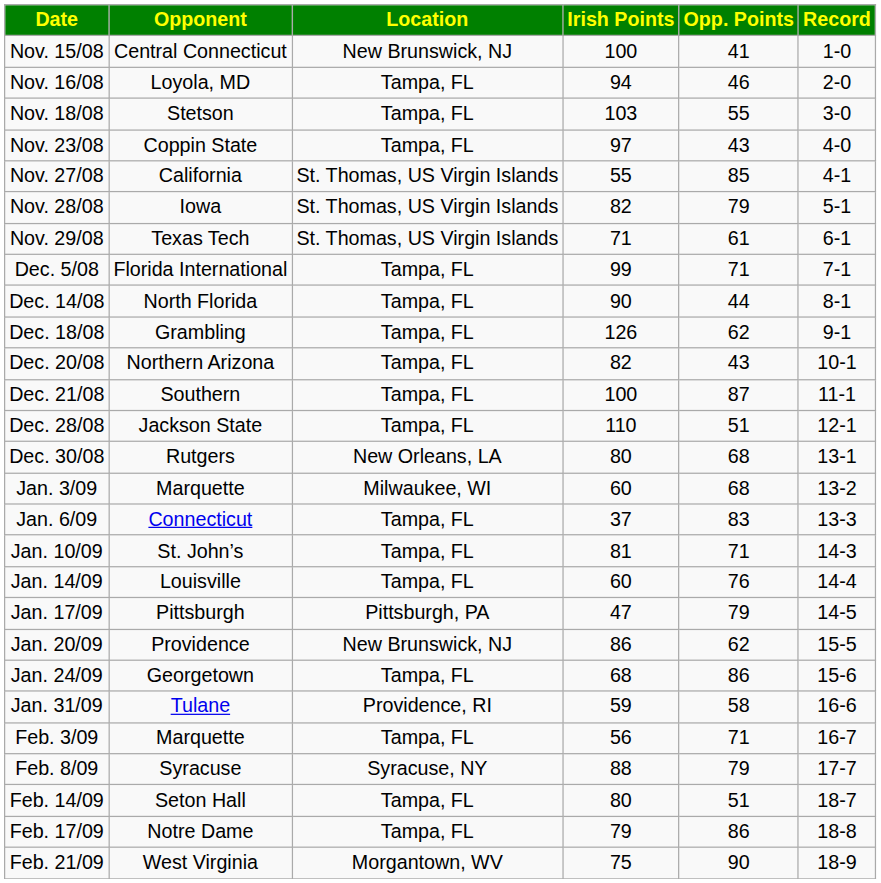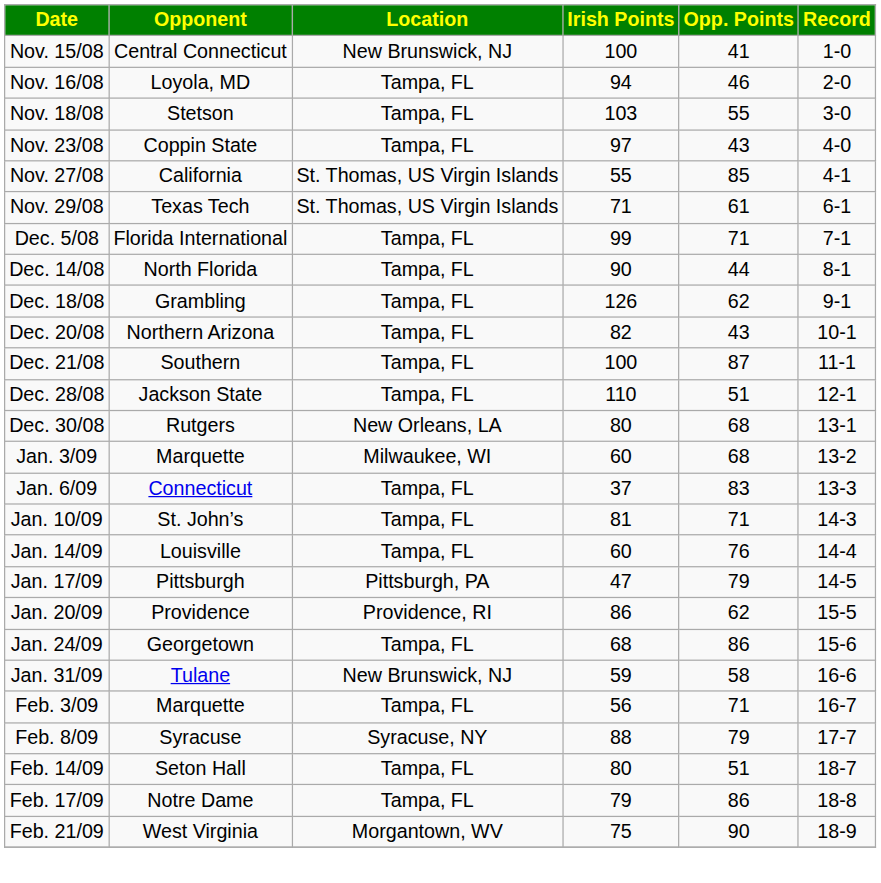- row: (57, 207)
(427, 644) New Brunswick, NJ -> (427, 613) Providence, RI
(427, 706) Providence, RI -> (427, 675) New Brunswick, NJ
